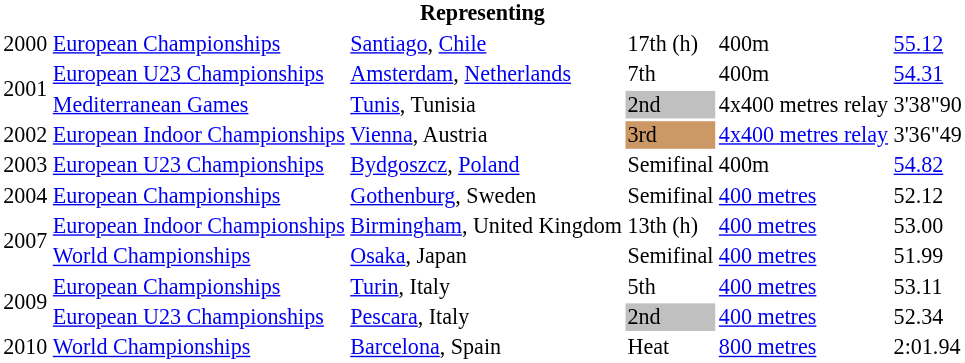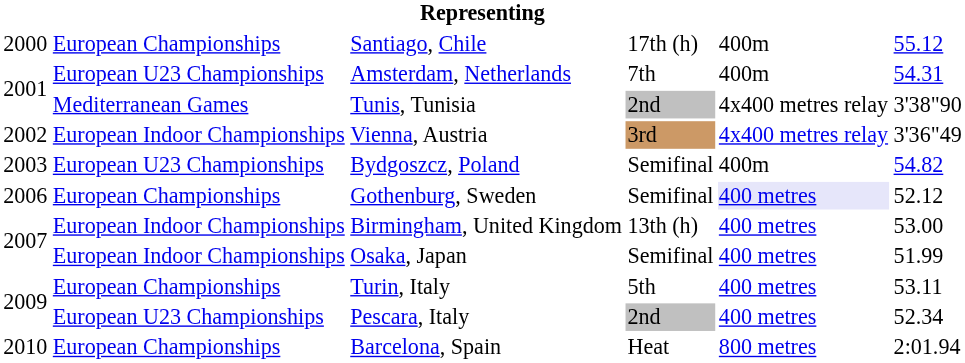(25, 195) 2004 -> (25, 195) 2006
(768, 195) no background -> (768, 195) lavender background
(152, 256) World Championships -> (199, 256) European Indoor Championships
(152, 347) World Championships -> (167, 347) European Championships
